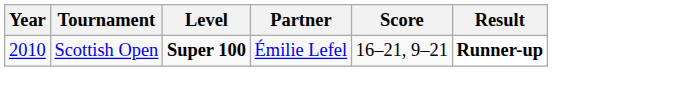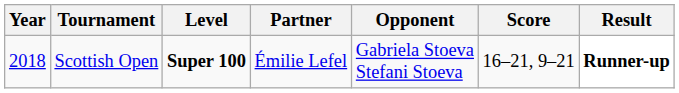+ column: (415, 20)
(27, 50) 2010 -> (27, 61) 2018
